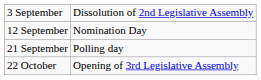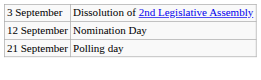- row: (32, 65)
